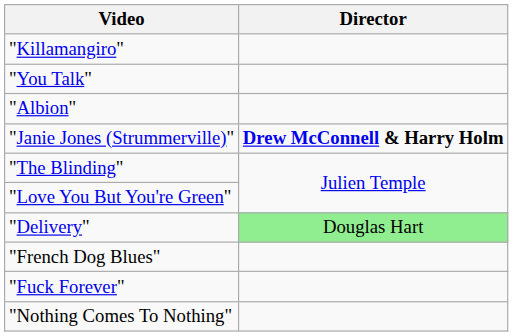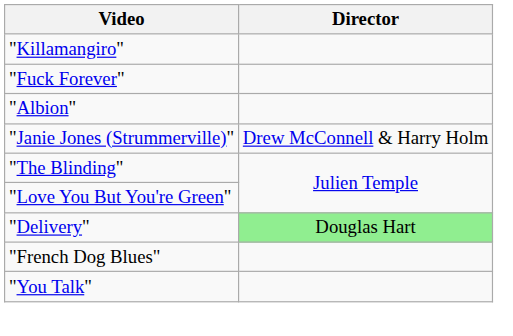rows swapped: (67, 286) <-> (50, 78)
(373, 138) bold -> (366, 138) normal
- row: (120, 316)
